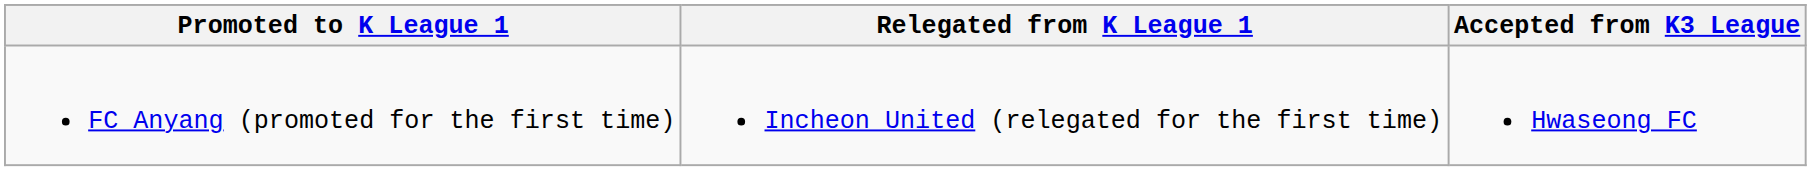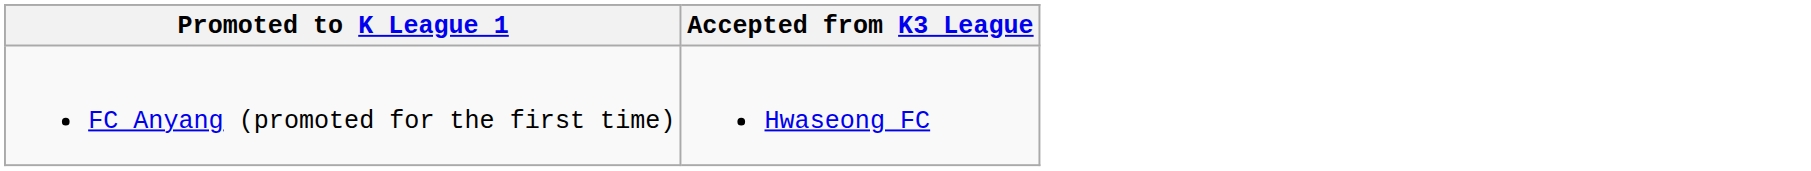- column: (1065, 25)
